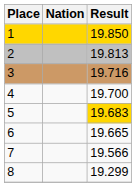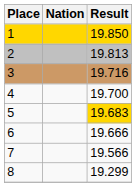(109, 133) 19.665 -> (109, 133) 19.666
